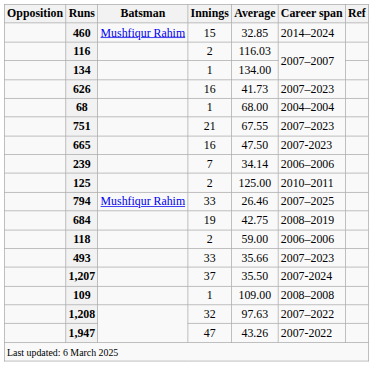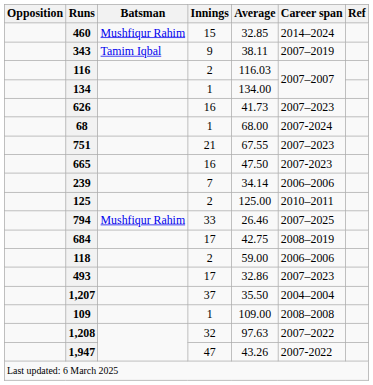+ row: (82, 51)
(308, 107) 2004–2004 -> (307, 126) 2007-2024
(210, 220) 19 -> (210, 239) 17
(210, 257) 33 -> (210, 276) 17
(255, 257) 35.66 -> (255, 276) 32.86
(307, 276) 2007-2024 -> (308, 295) 2004–2004
